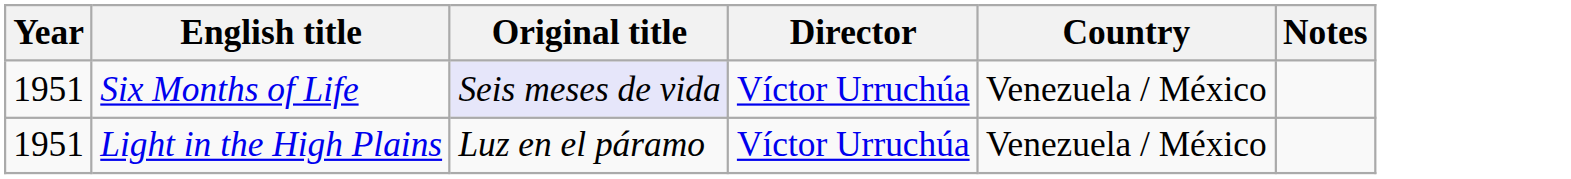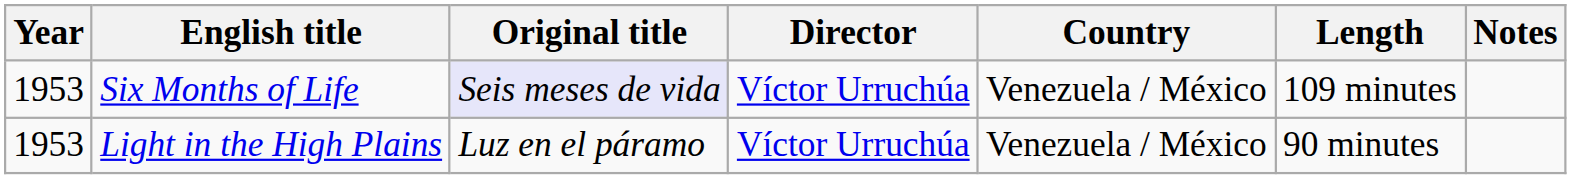+ column: (1370, 32)
(49, 88) 1951 -> (49, 88) 1953
(49, 144) 1951 -> (49, 144) 1953
